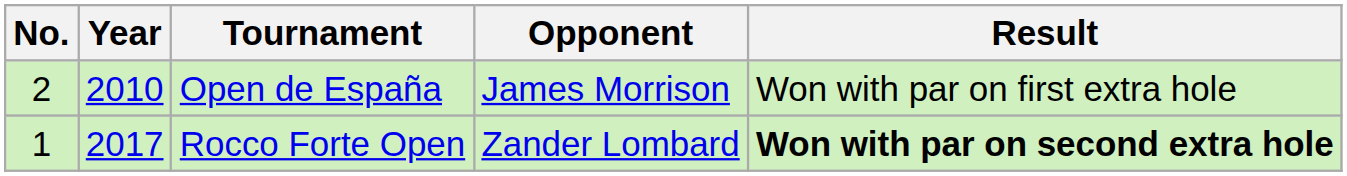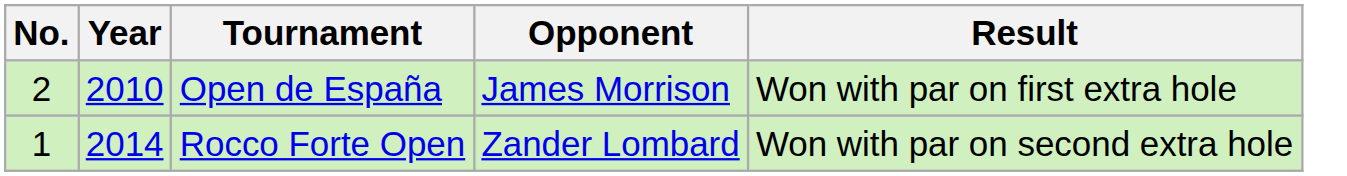(125, 144) 2017 -> (125, 144) 2014
(1045, 144) bold -> (1025, 144) normal
